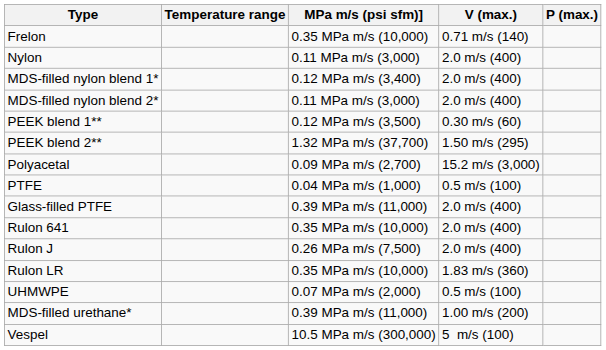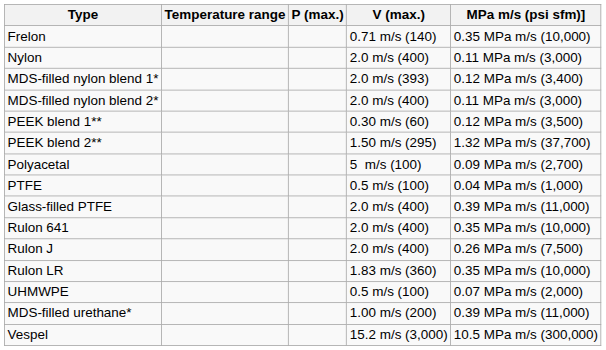columns swapped: (572, 15) <-> (364, 15)
(482, 79) 2.0 m/s (400) -> (389, 79) 2.0 m/s (393)
(491, 164) 15.2 m/s (3,000) -> (386, 164) 5 m/s (100)
(478, 334) 5 m/s (100) -> (399, 334) 15.2 m/s (3,000)
